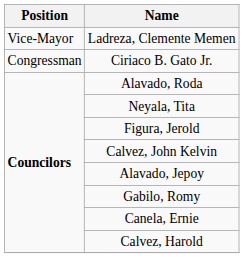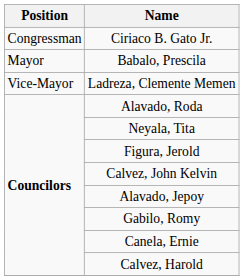rows swapped: (162, 61) <-> (162, 38)
+ row: (162, 61)
